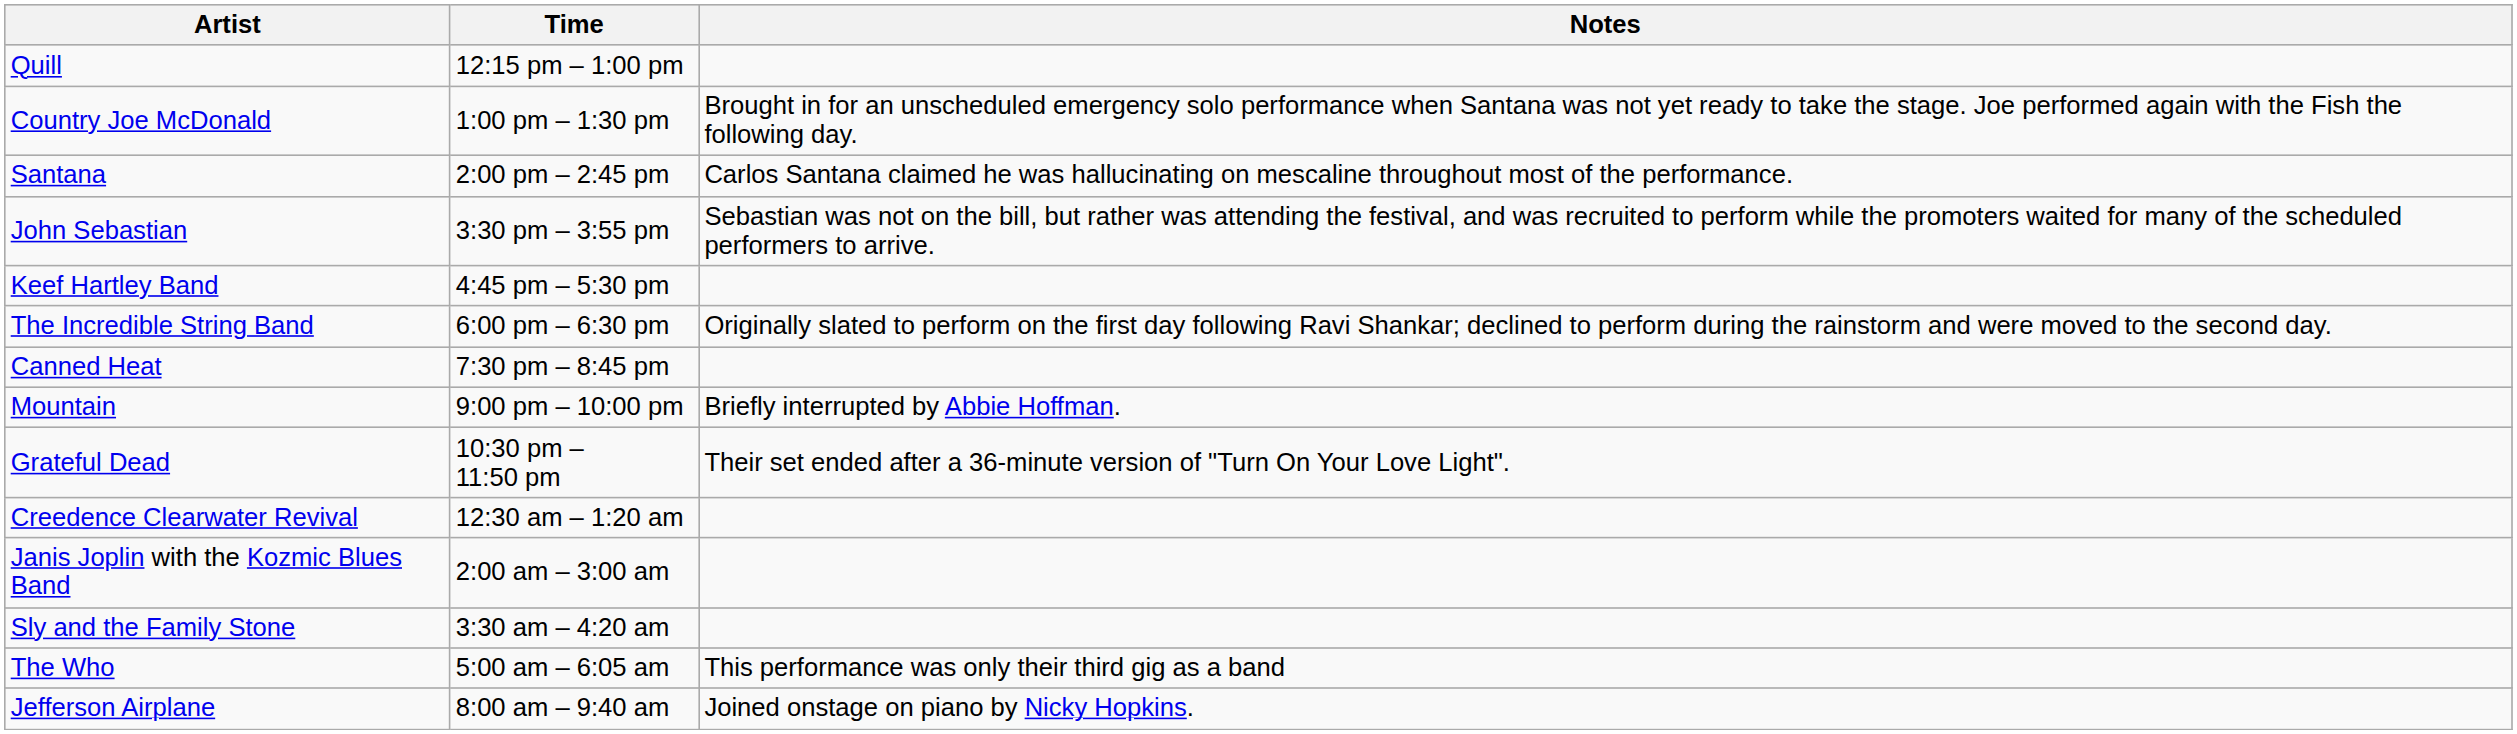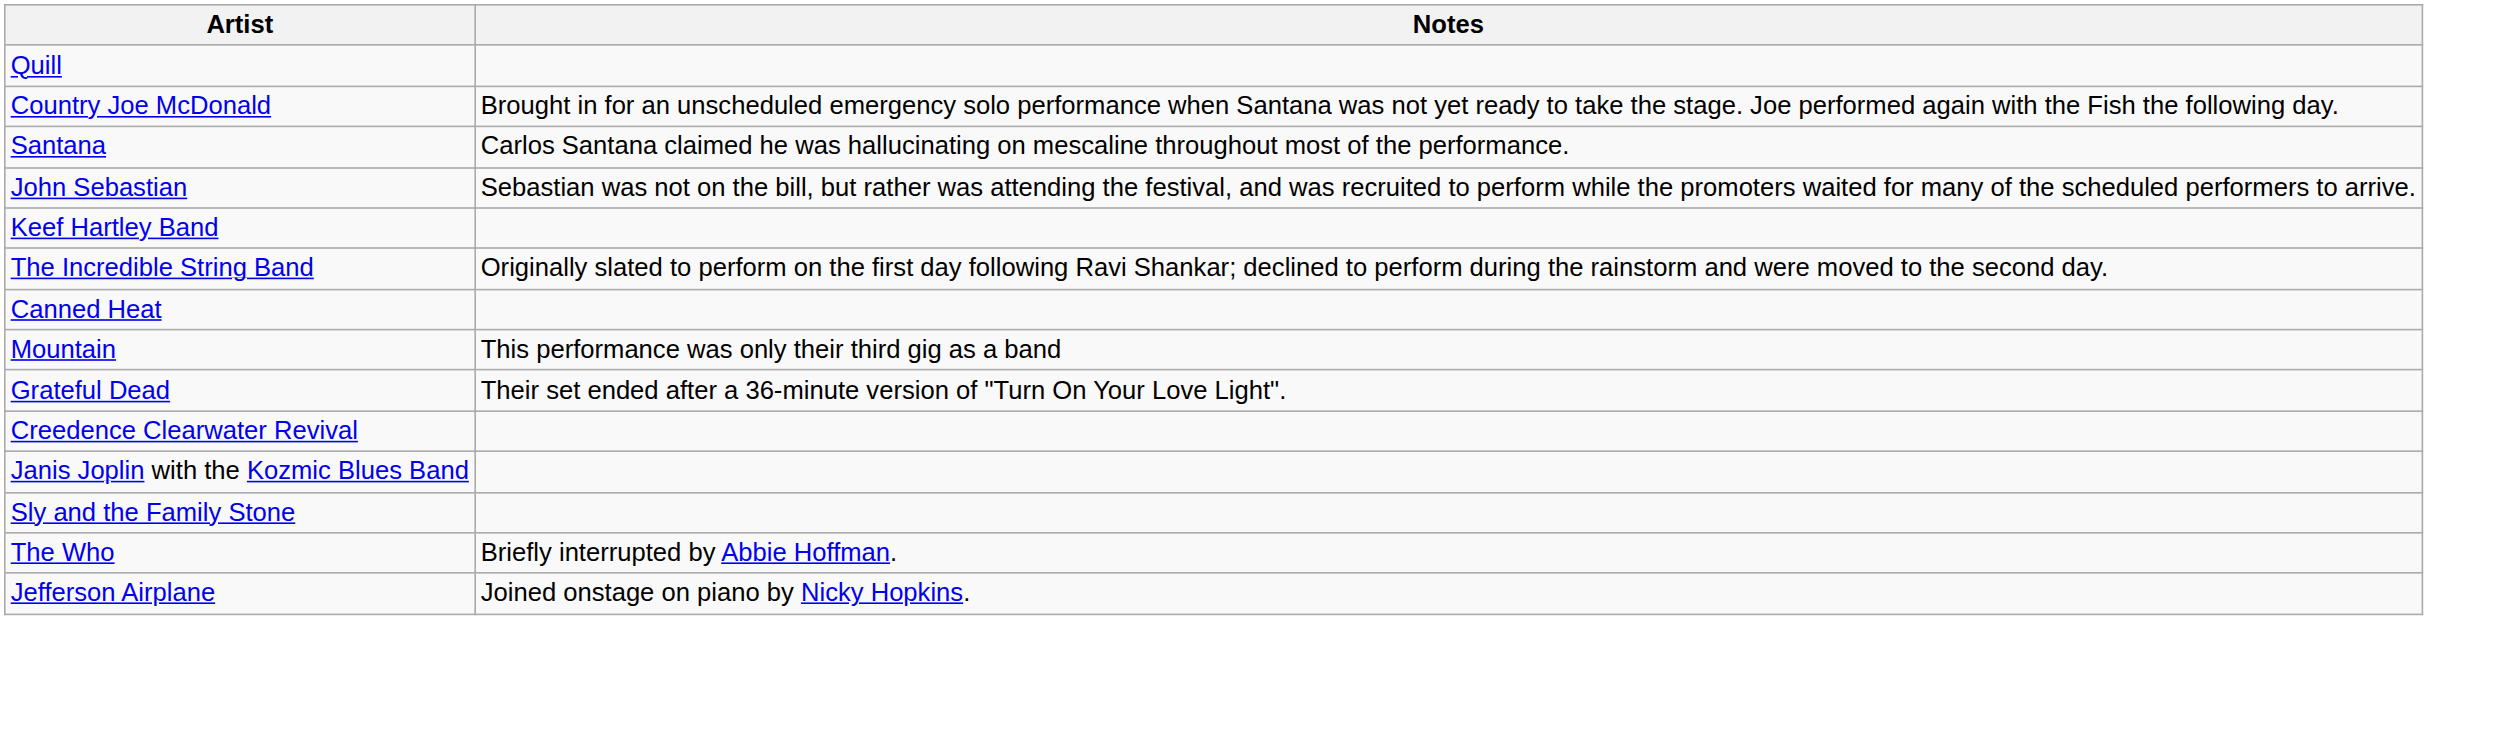- column: (574, 24)
(913, 407) Briefly interrupted by Abbie Hoffman. -> (771, 349) This performance was only their third gig as a band
(995, 667) This performance was only their third gig as a band -> (689, 552) Briefly interrupted by Abbie Hoffman.
